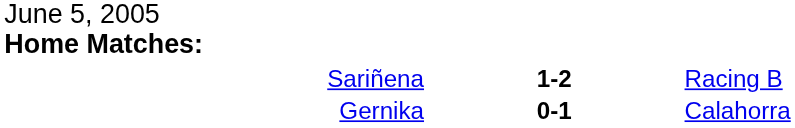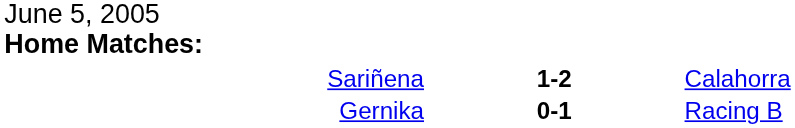(734, 78) Racing B -> (738, 78) Calahorra
(738, 110) Calahorra -> (734, 110) Racing B
